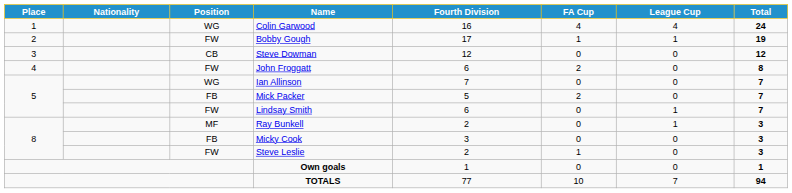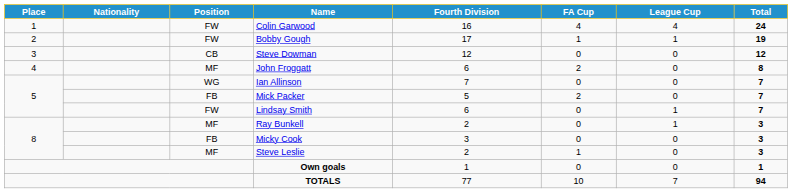(212, 26) WG -> (212, 26) FW
(212, 68) FW -> (212, 68) MF
(212, 153) FW -> (212, 153) MF
